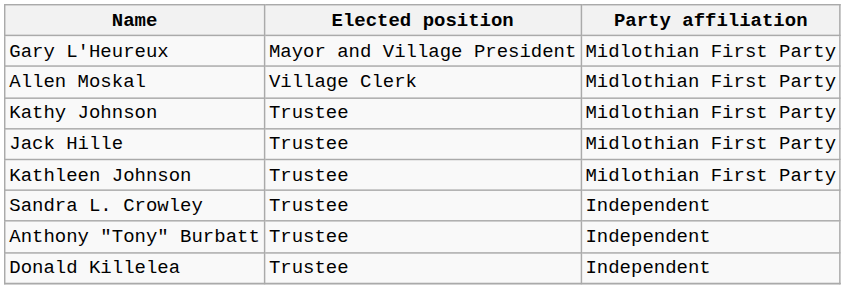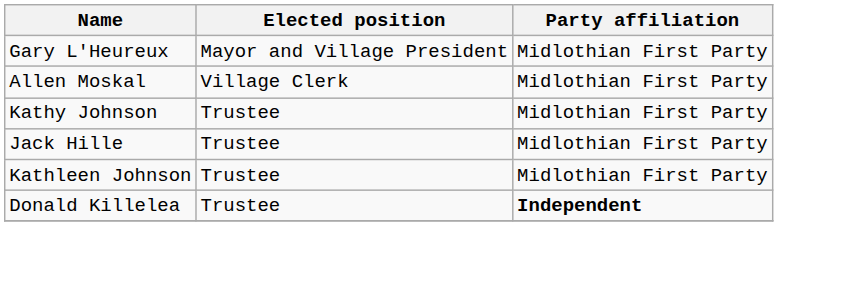- row: (106, 206)
- row: (135, 237)
(648, 268) normal -> (580, 206) bold
